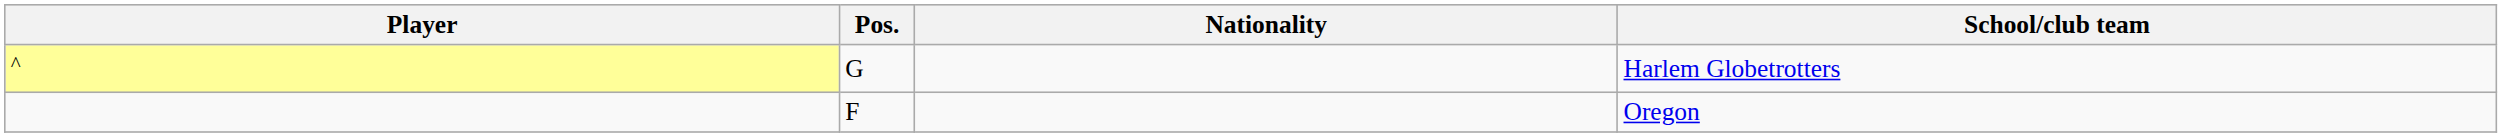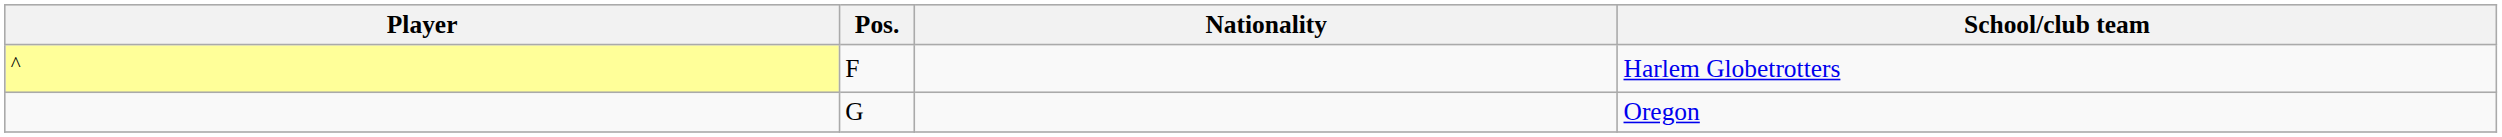(855, 68) G -> (852, 68) F
(852, 112) F -> (855, 112) G
